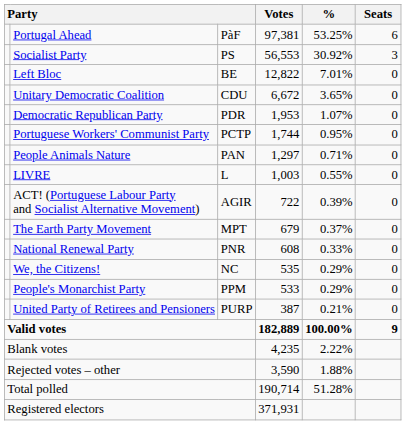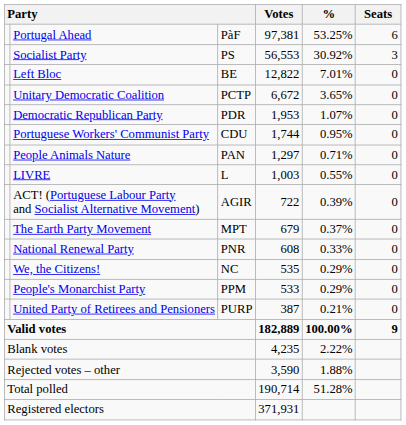(234, 94) CDU -> (236, 94) PCTP
(236, 134) PCTP -> (234, 134) CDU
